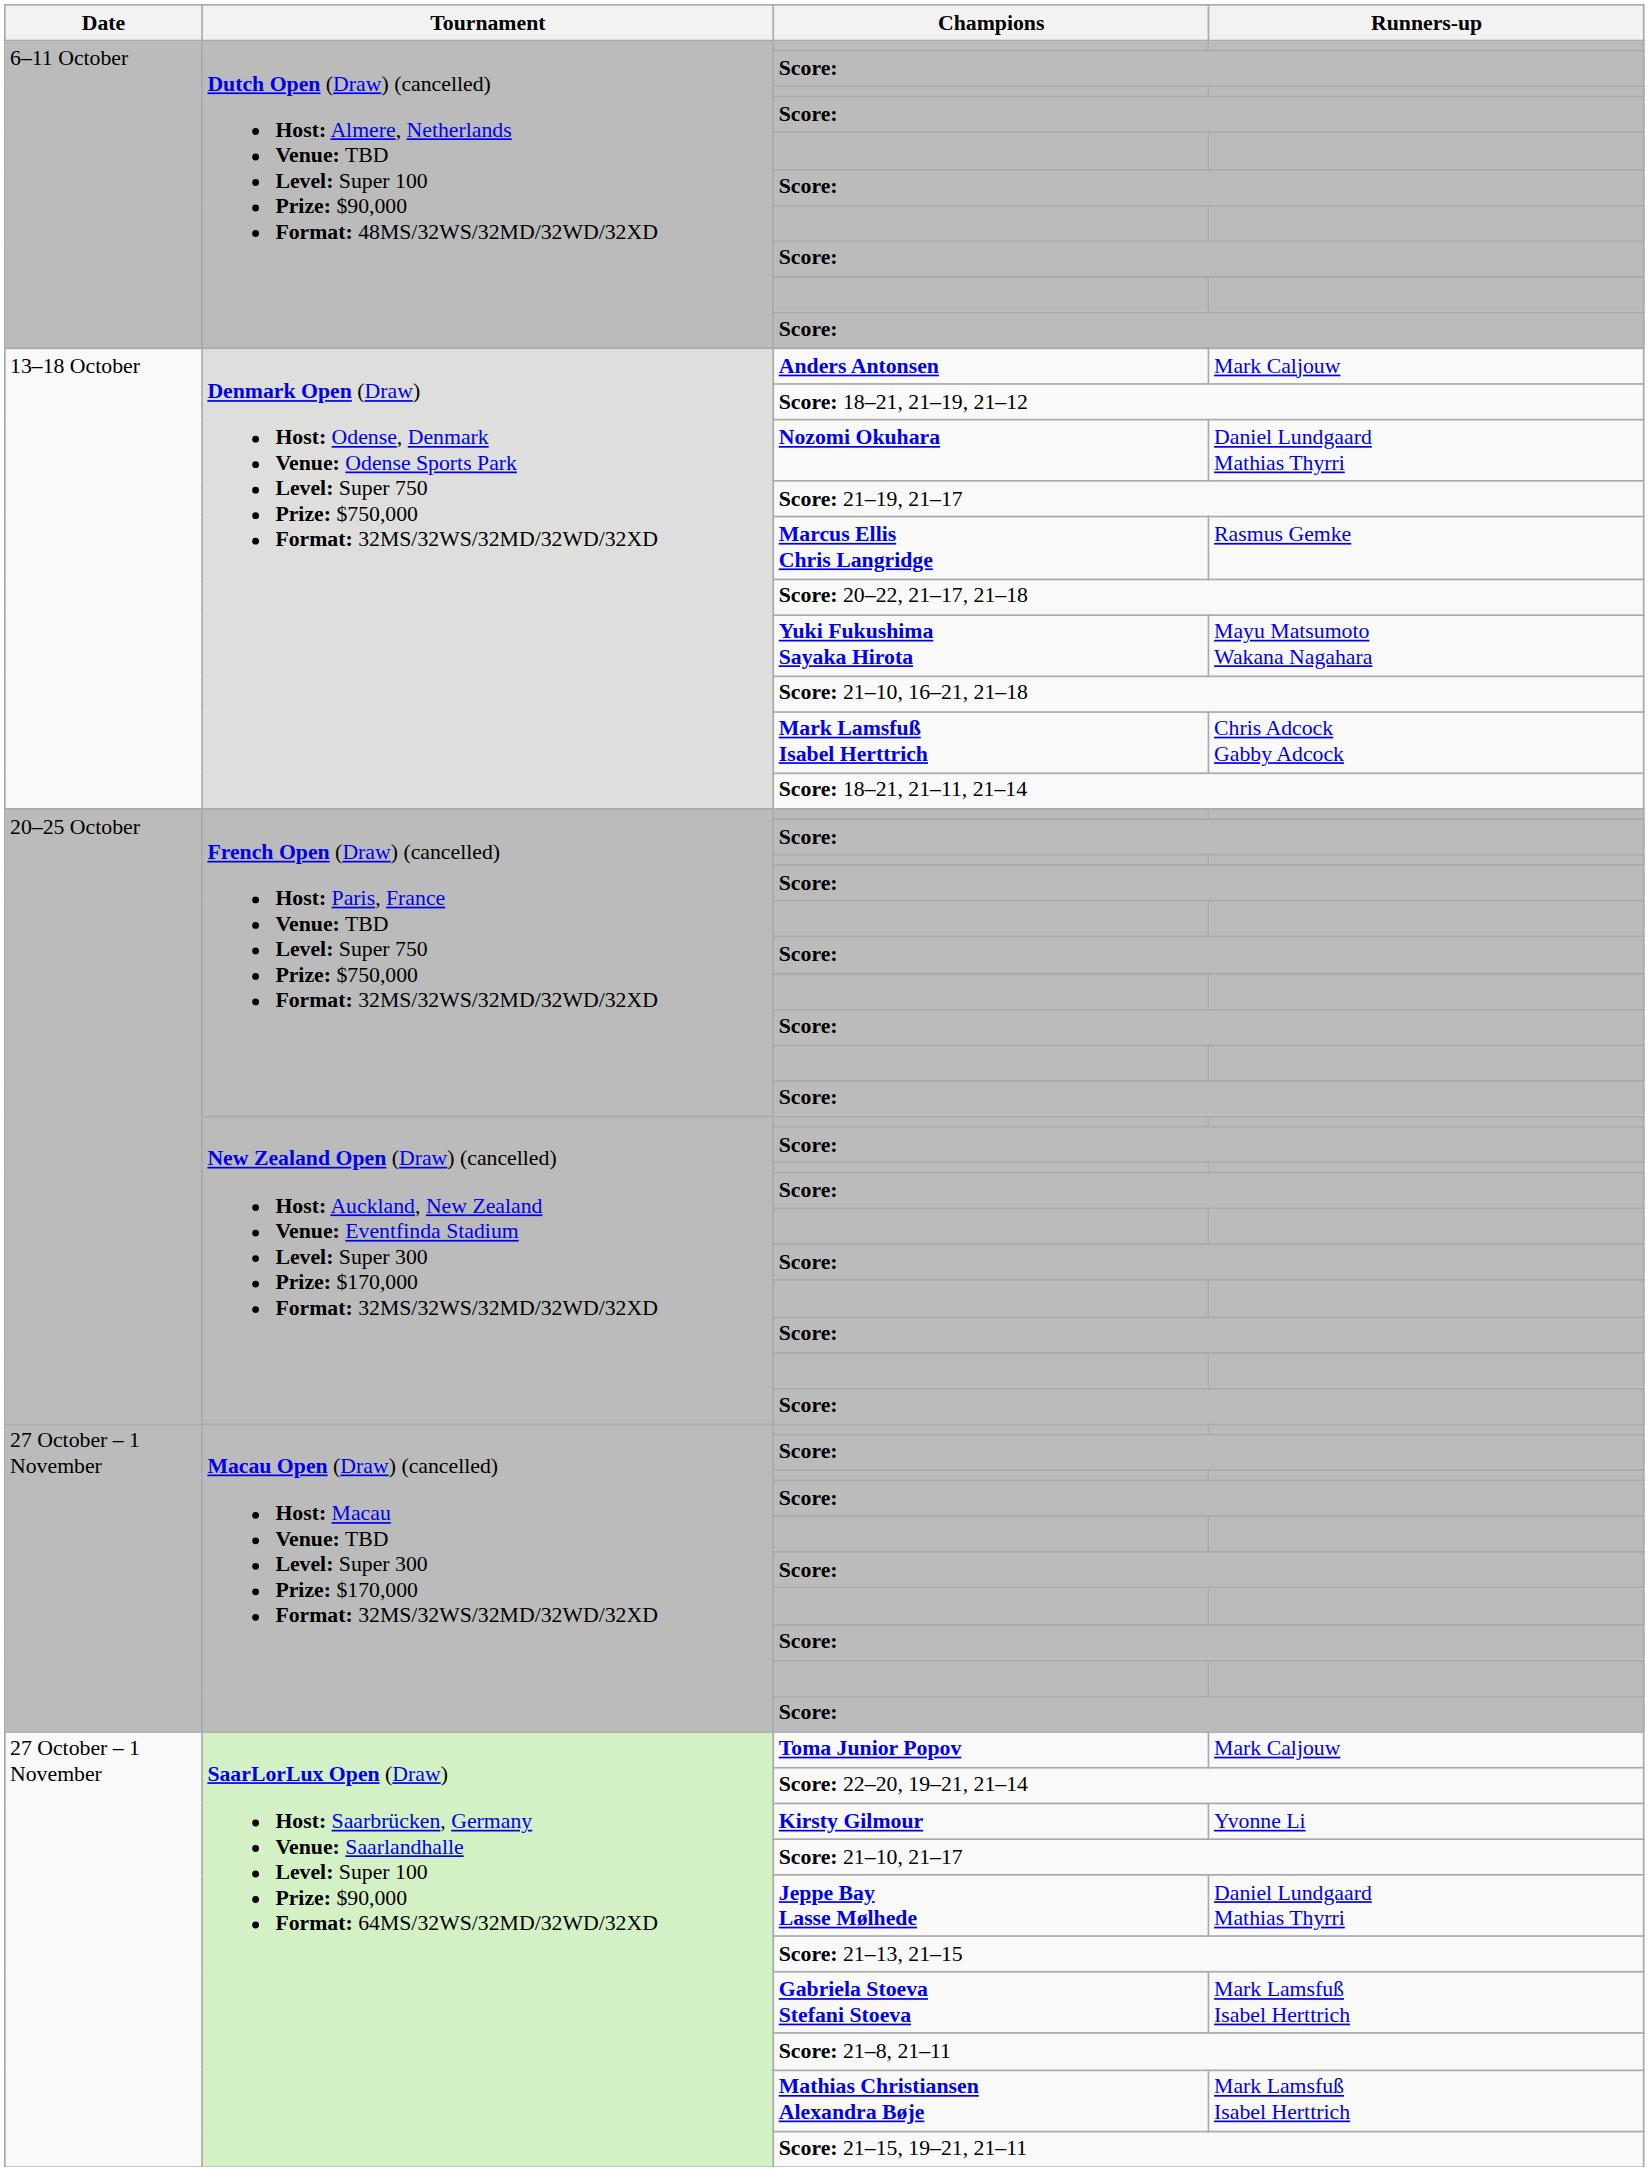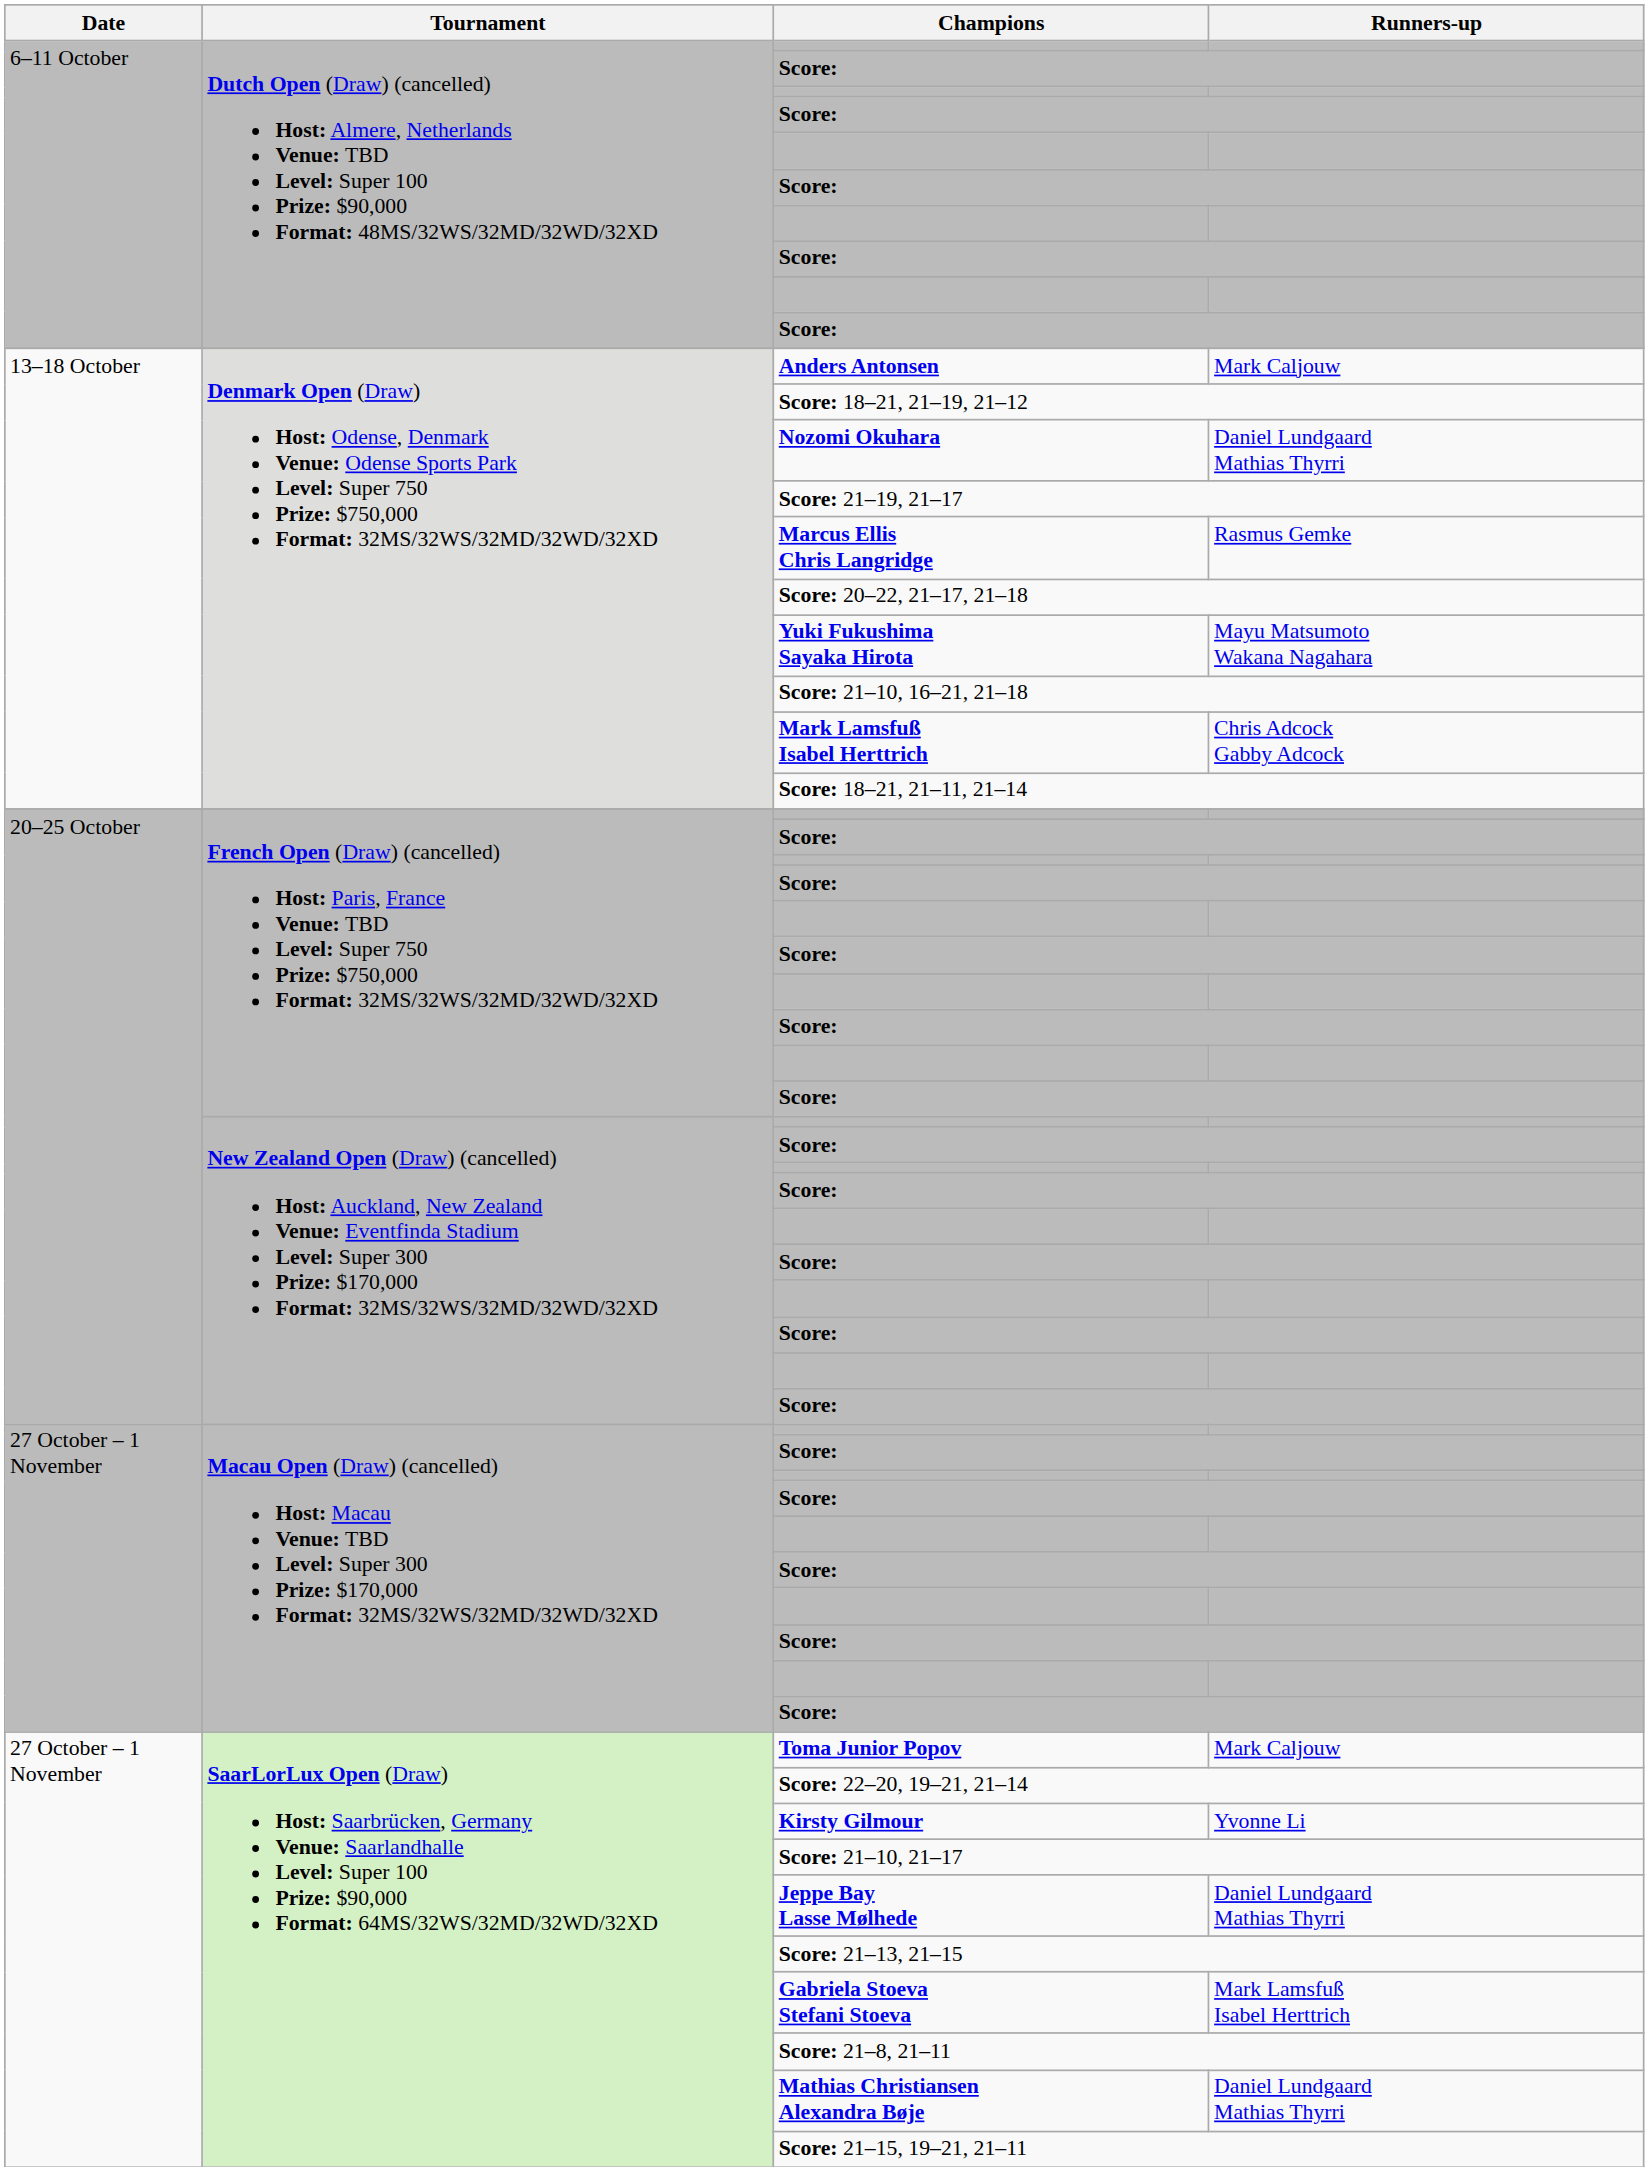(1282, 2099) Mark Lamsfuß Isabel Herttrich -> (1293, 2099) Daniel Lundgaard Mathias Thyrri
